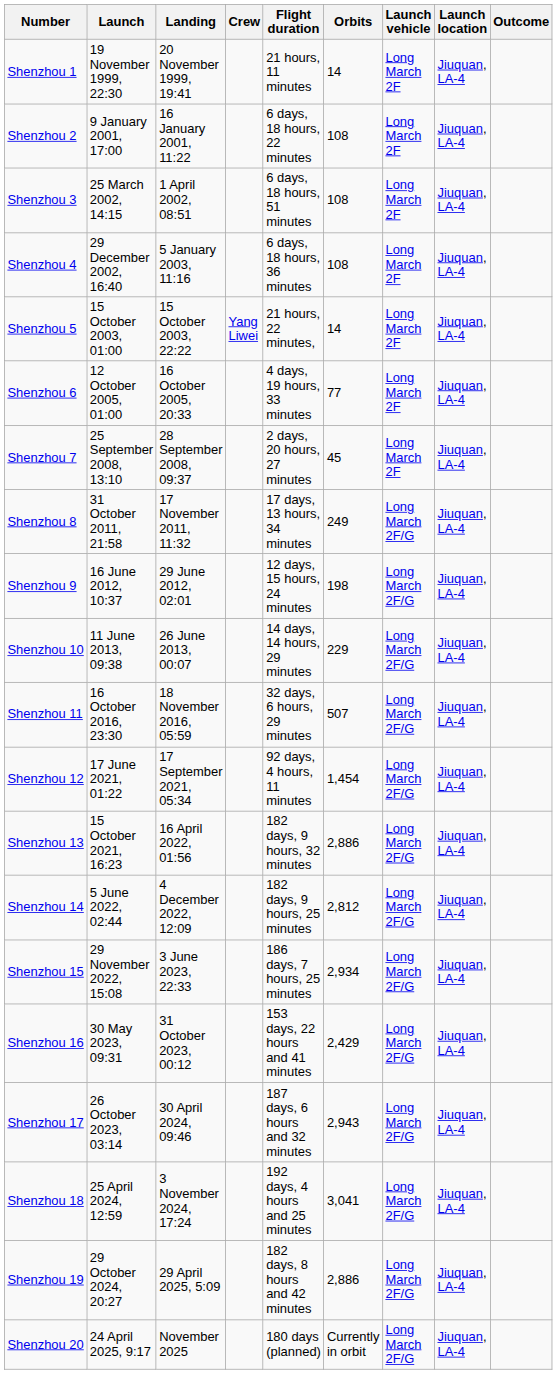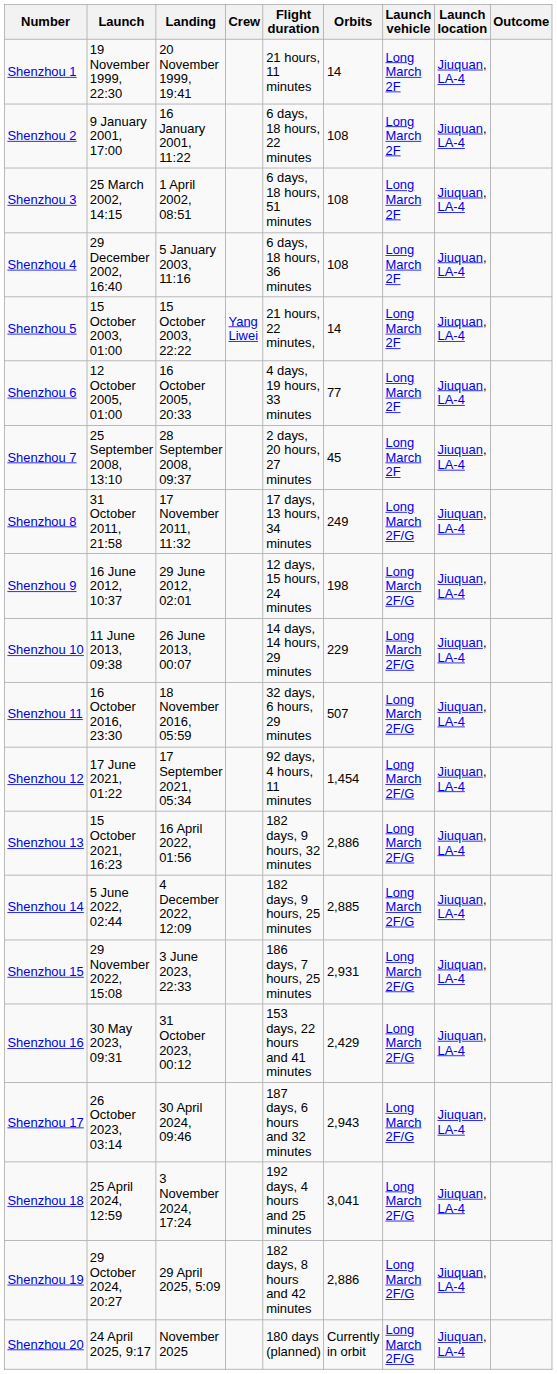(343, 907) 2,812 -> (343, 907) 2,885
(343, 971) 2,934 -> (343, 971) 2,931
